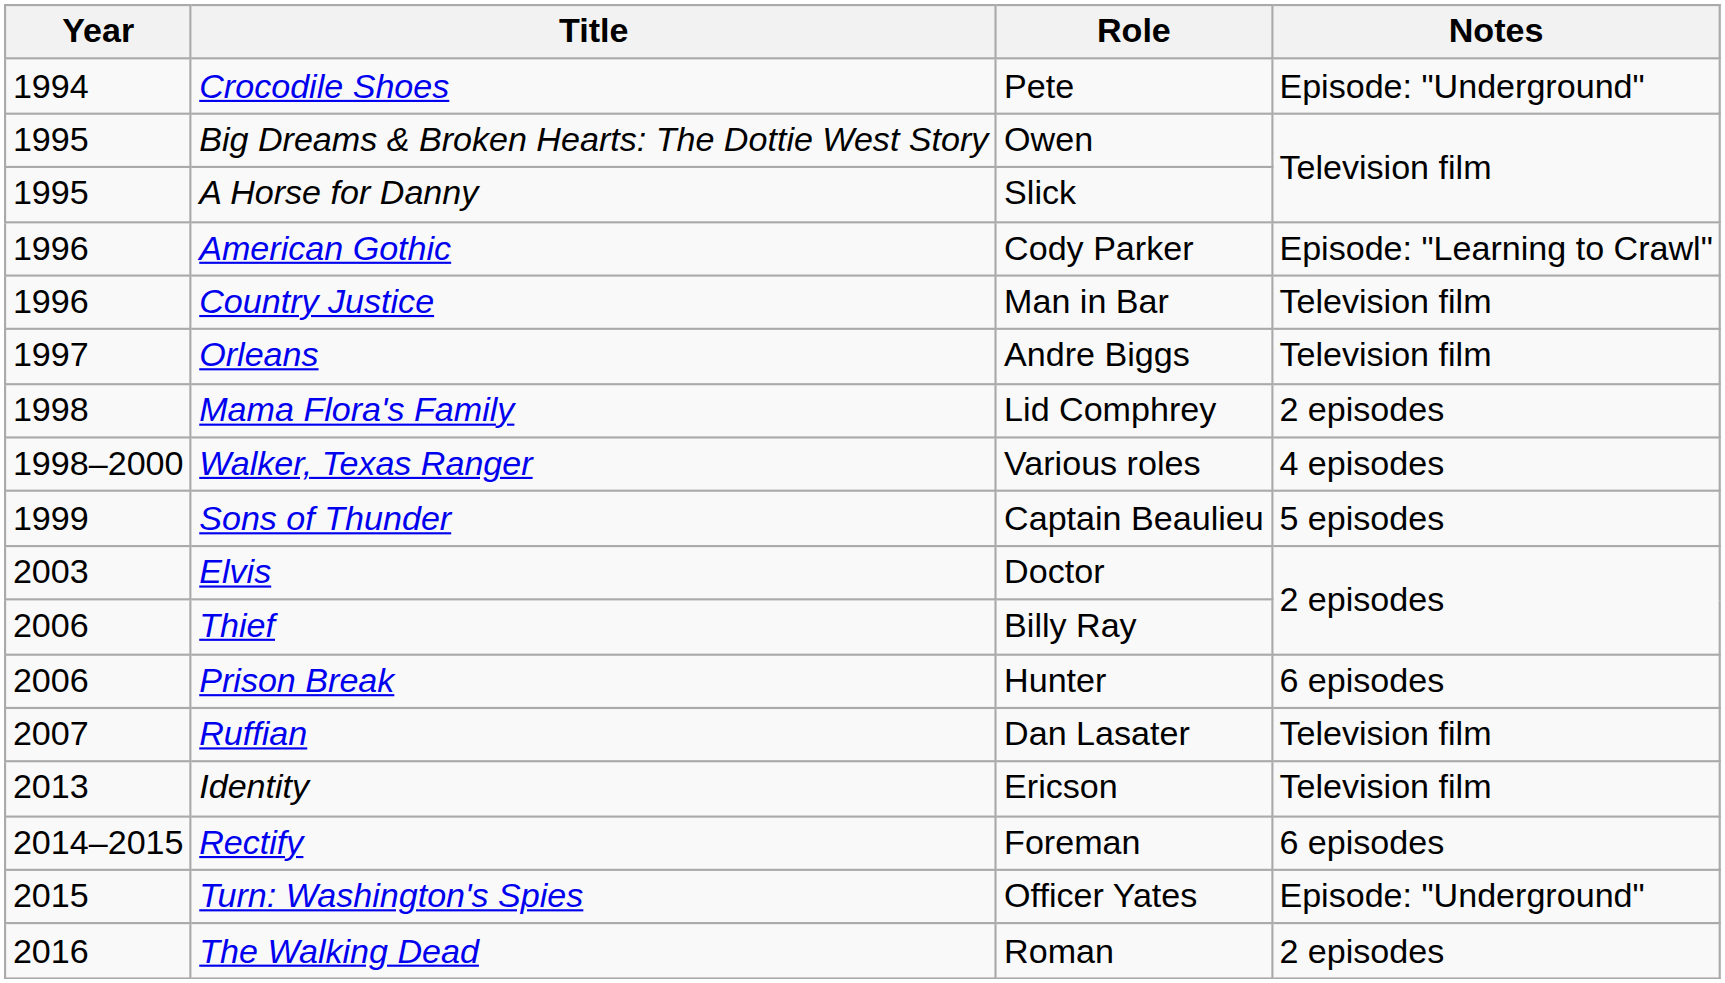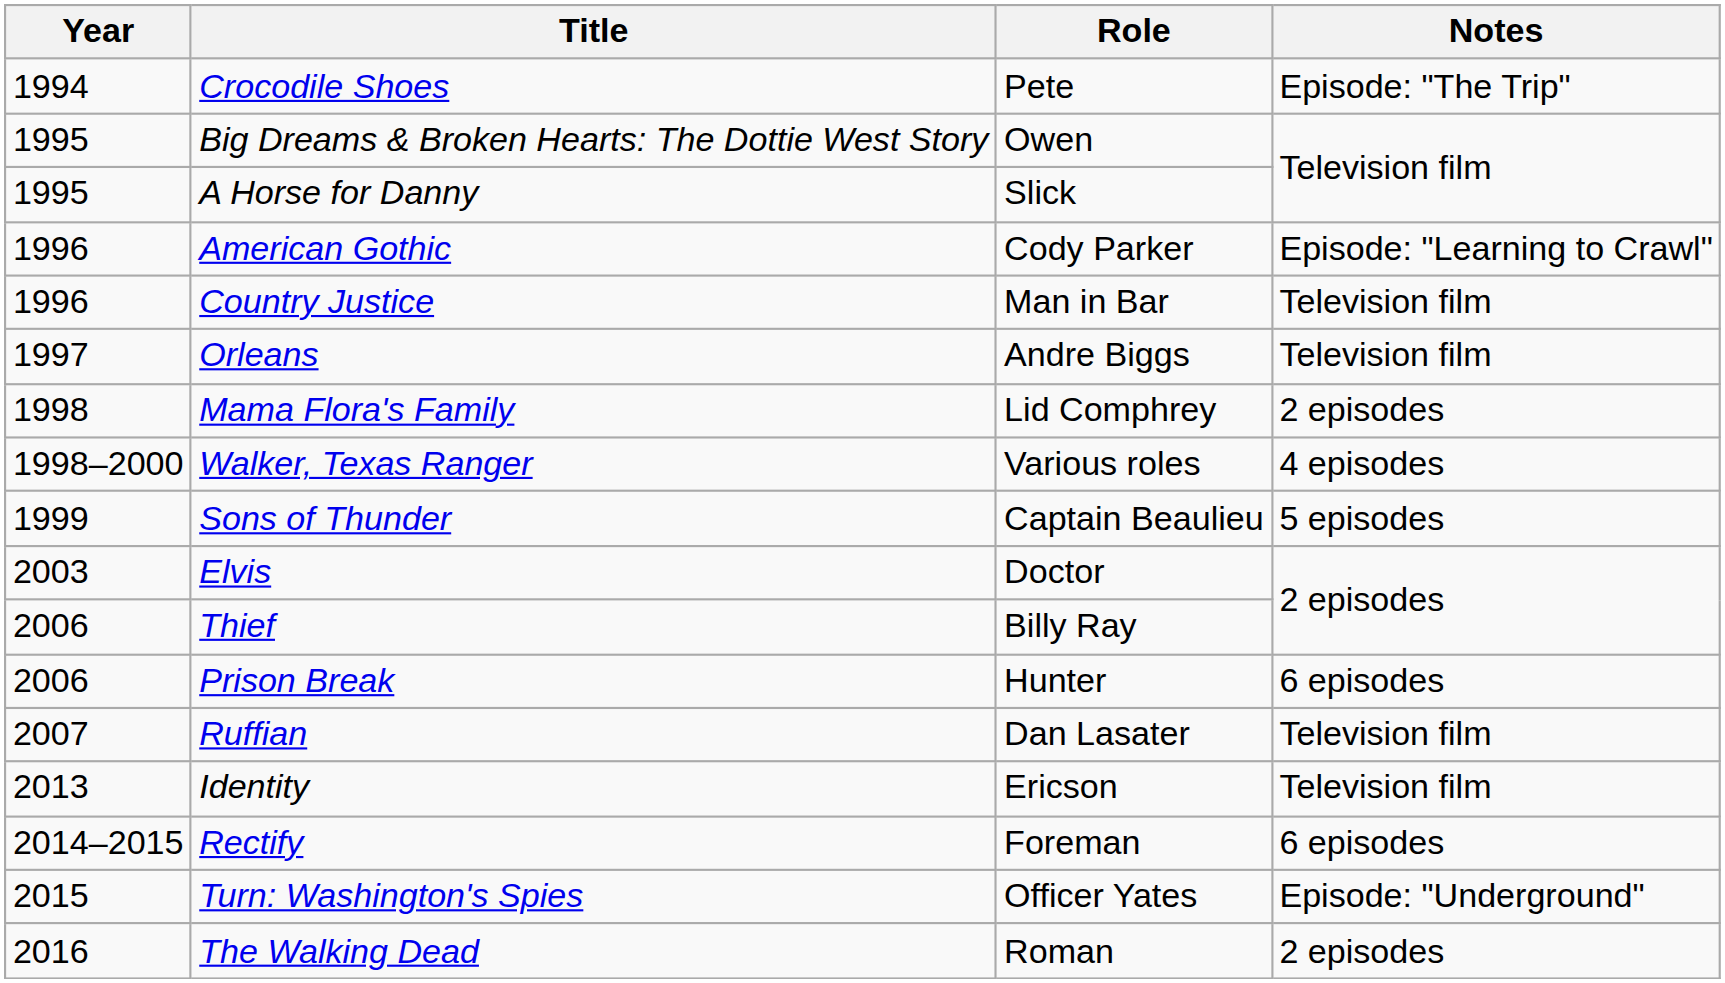(1462, 85) Episode: "Underground" -> (1425, 85) Episode: "The Trip"
